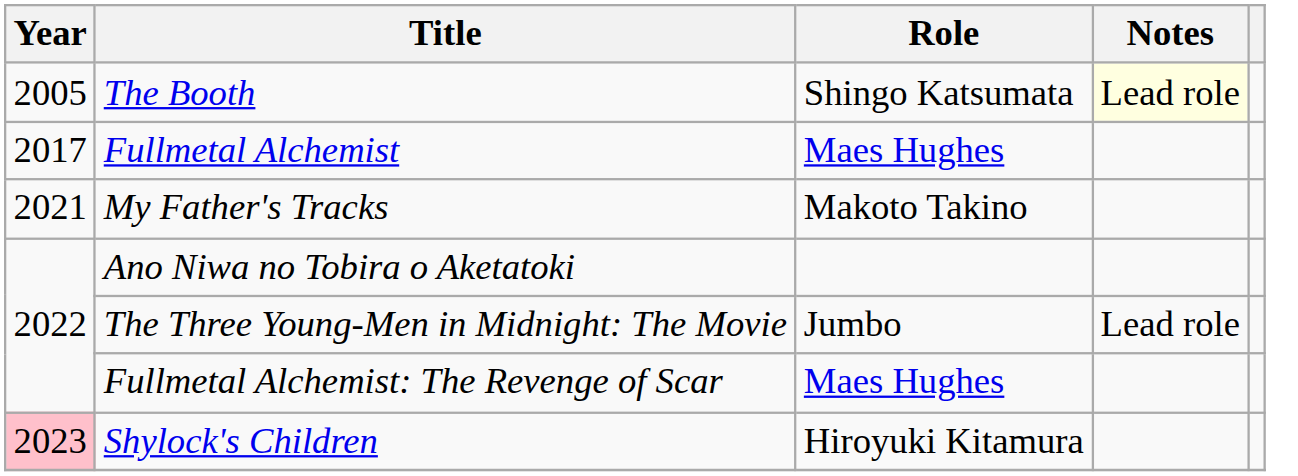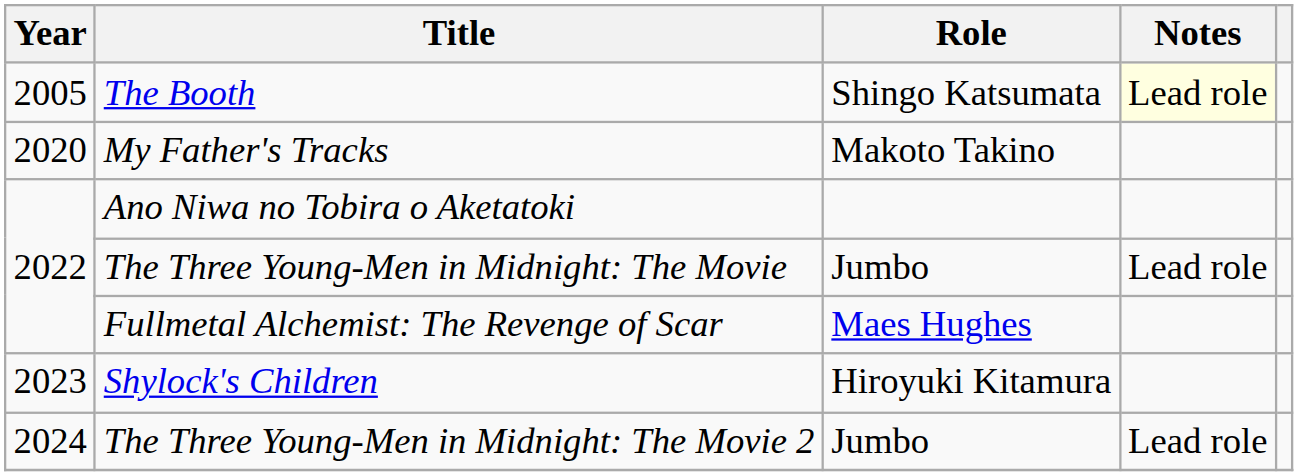- row: (251, 149)
(50, 207) 2021 -> (50, 149) 2020
(50, 440) pink background -> (50, 382) no background
+ row: (459, 440)
